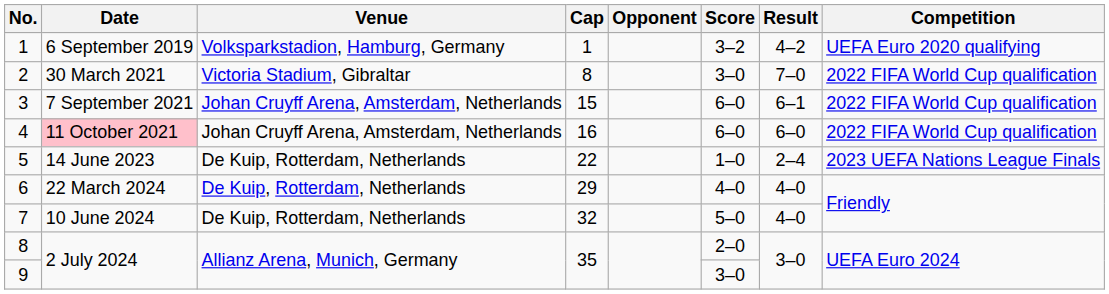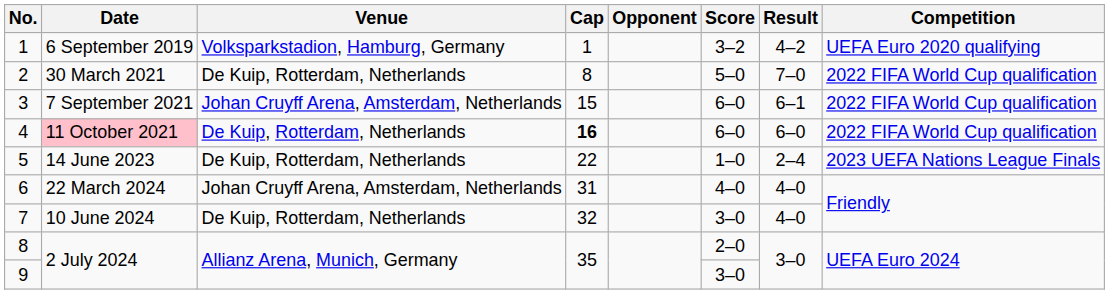(306, 75) Victoria Stadium, Gibraltar -> (334, 75) De Kuip, Rotterdam, Netherlands
(730, 75) 3–0 -> (730, 75) 5–0
(382, 132) Johan Cruyff Arena, Amsterdam, Netherlands -> (334, 132) De Kuip, Rotterdam, Netherlands
(587, 132) normal -> (587, 132) bold
(334, 189) De Kuip, Rotterdam, Netherlands -> (382, 189) Johan Cruyff Arena, Amsterdam, Netherlands
(587, 189) 29 -> (587, 189) 31
(730, 217) 5–0 -> (730, 217) 3–0
